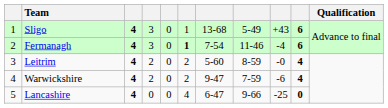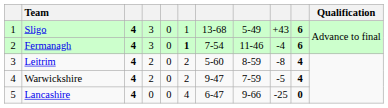(281, 62) -0 -> (281, 62) -8
(281, 78) -6 -> (281, 78) -5
